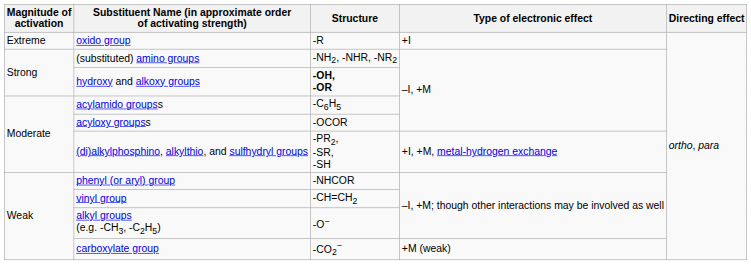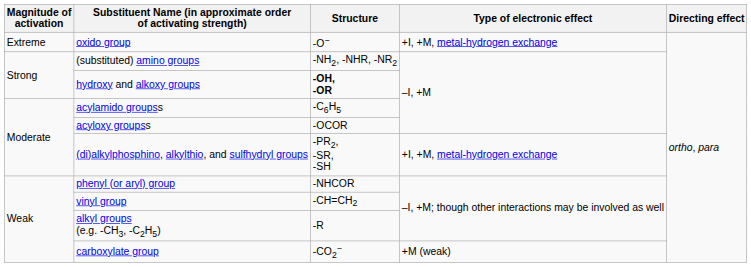(318, 40) -R -> (321, 42) -O−
(406, 40) +I -> (480, 42) +I, +M, metal-hydrogen exchange
(321, 223) -O− -> (318, 225) -R
